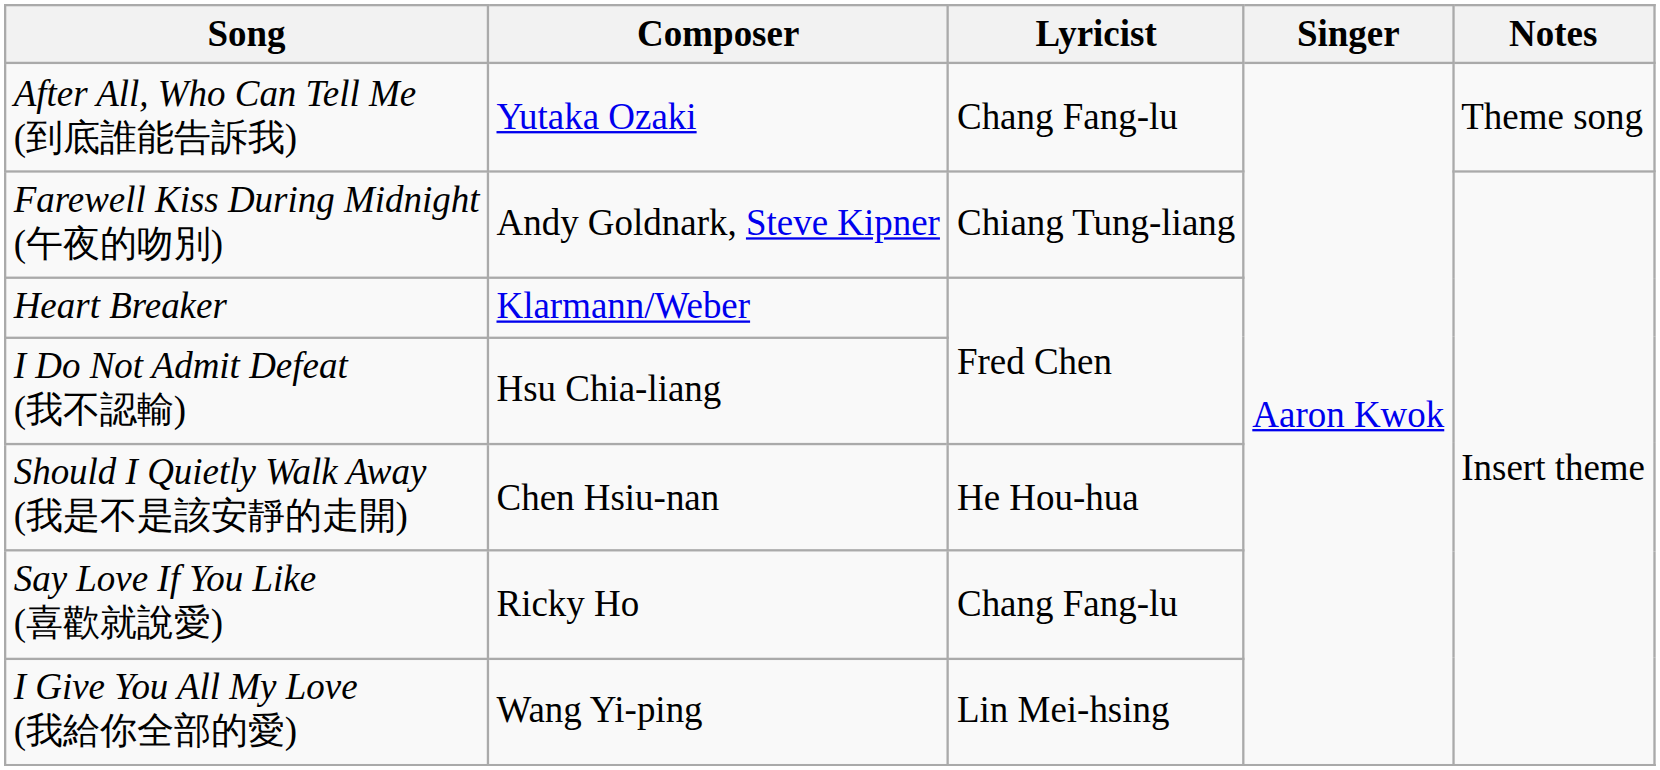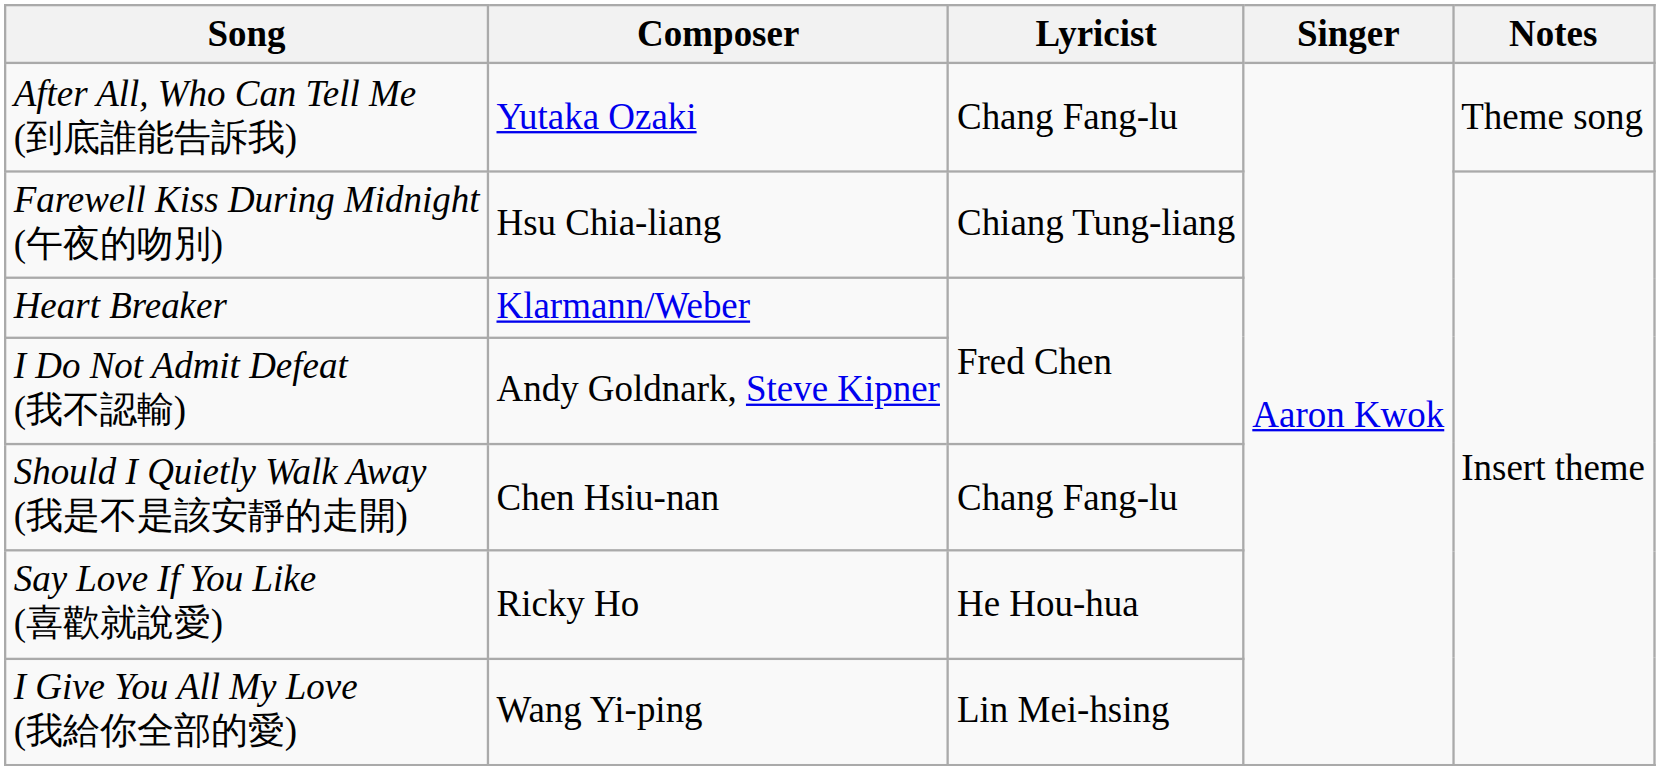(718, 223) Andy Goldnark, Steve Kipner -> (609, 223) Hsu Chia-liang
(609, 389) Hsu Chia-liang -> (718, 389) Andy Goldnark, Steve Kipner
(1048, 496) He Hou-hua -> (1067, 496) Chang Fang-lu
(1067, 603) Chang Fang-lu -> (1048, 603) He Hou-hua
